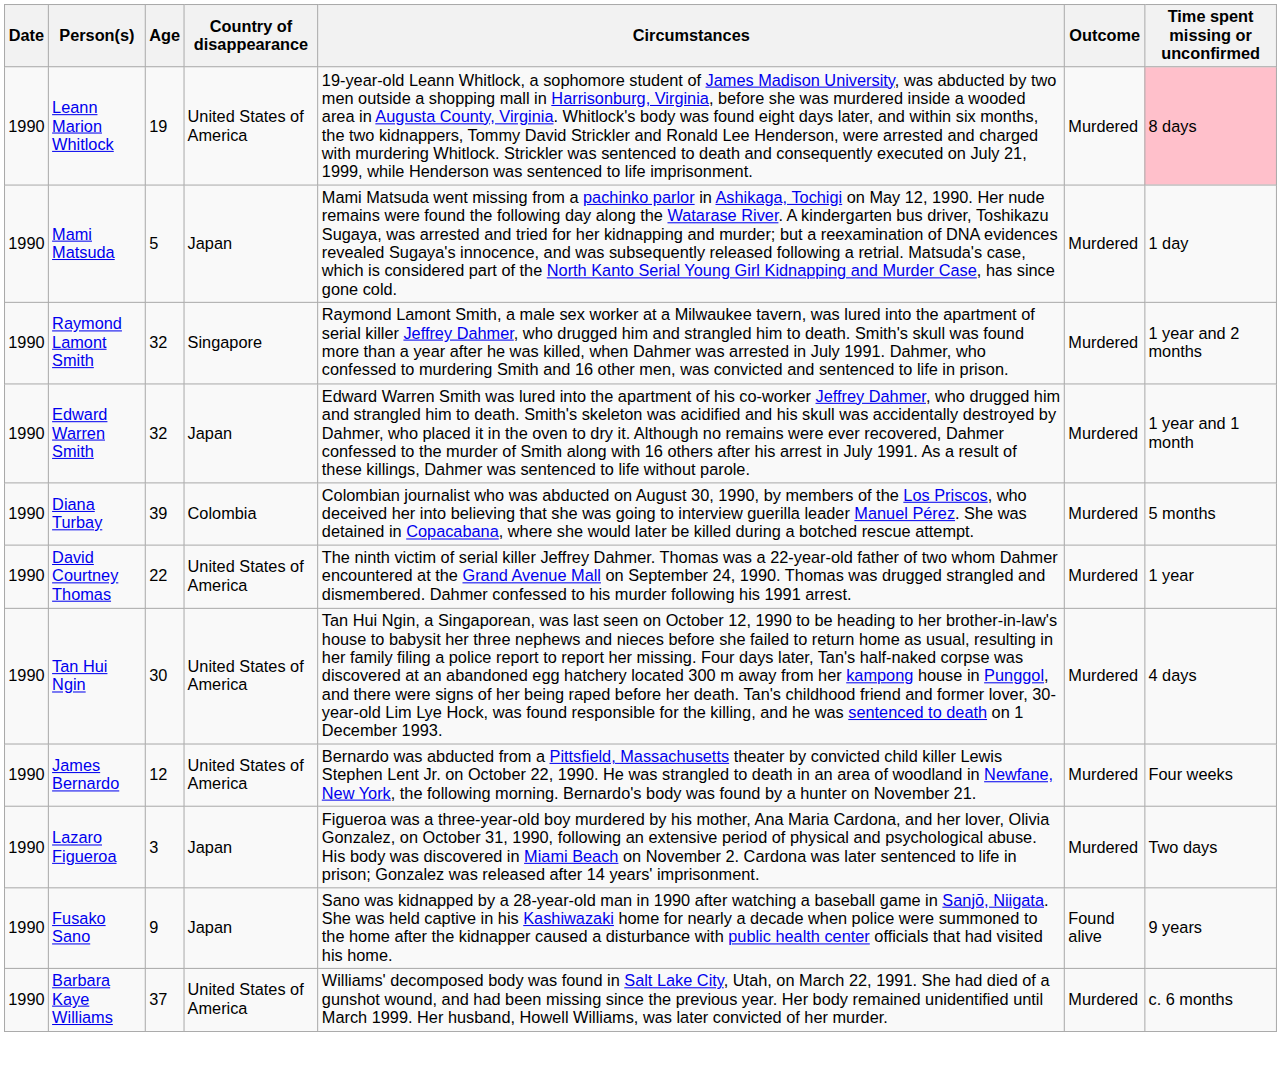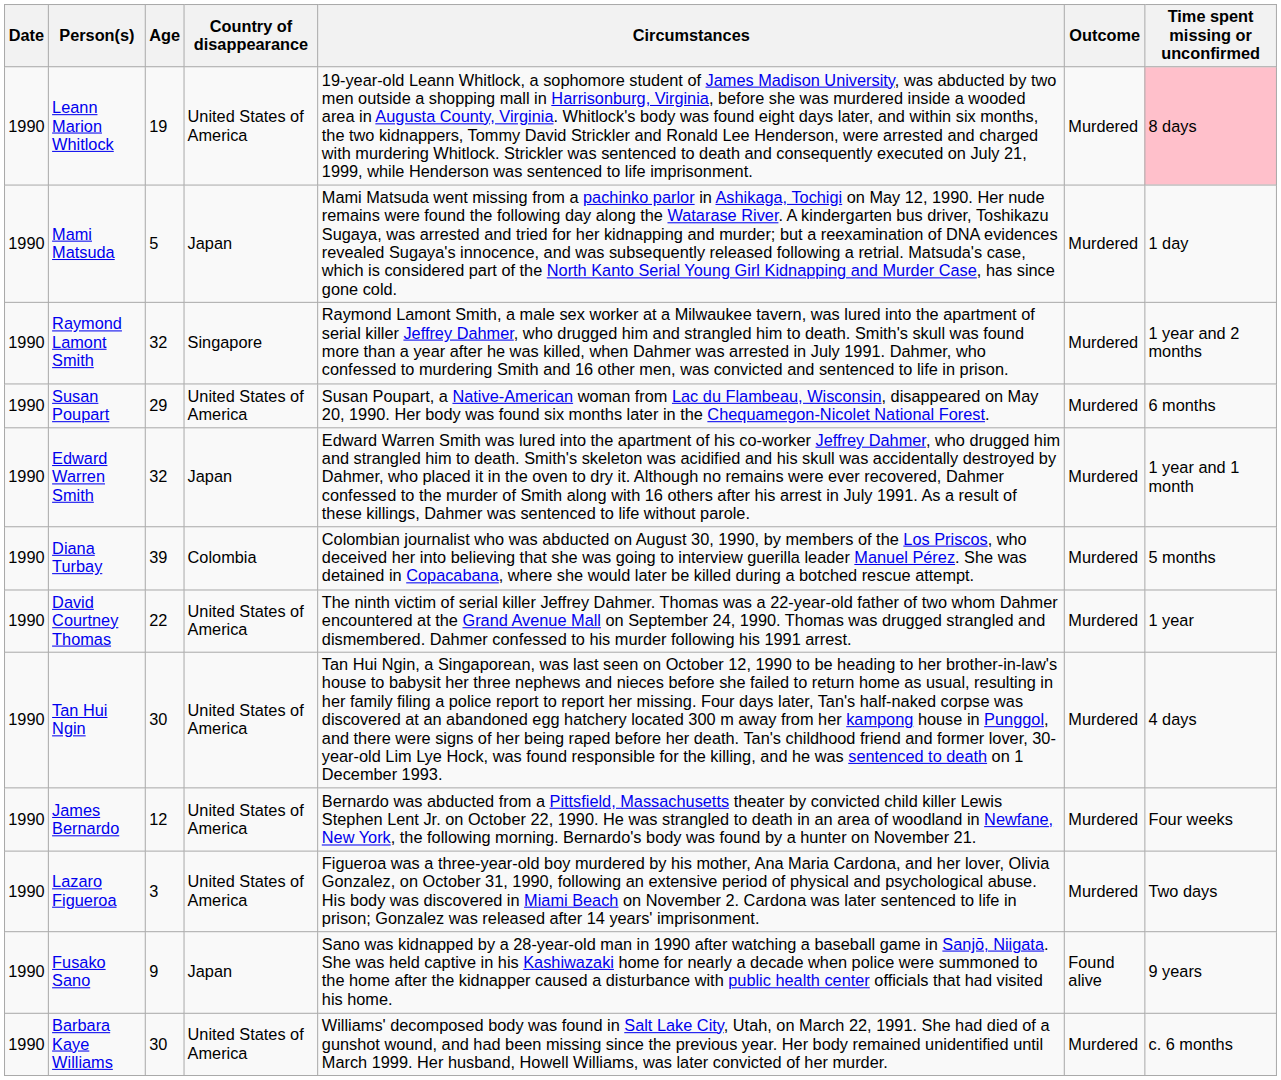+ row: (81, 405)
(210, 847) Japan -> (246, 891) United States of America
(158, 999) 37 -> (158, 1044) 30
